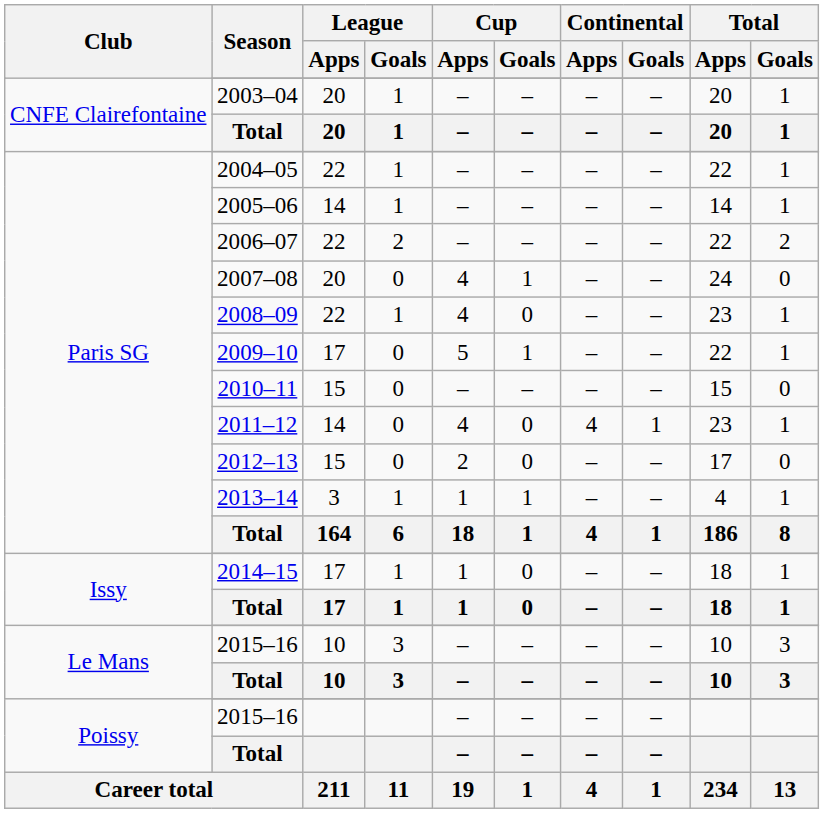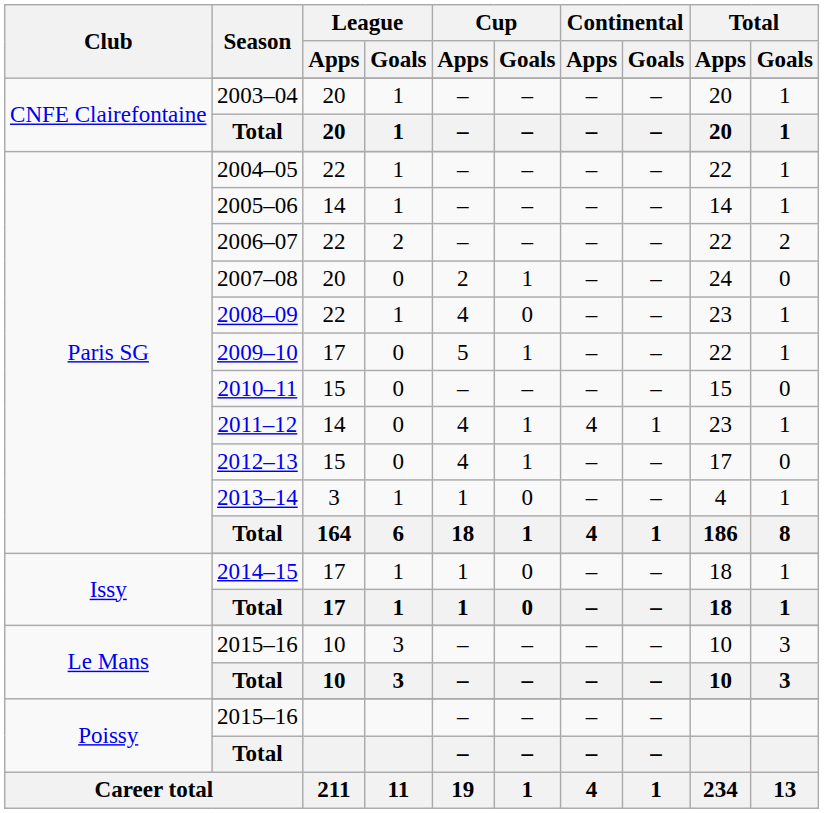(463, 278) 4 -> (463, 278) 2
(527, 424) 0 -> (527, 424) 1
(463, 461) 2 -> (463, 461) 4
(527, 461) 0 -> (527, 461) 1
(527, 497) 1 -> (527, 497) 0
